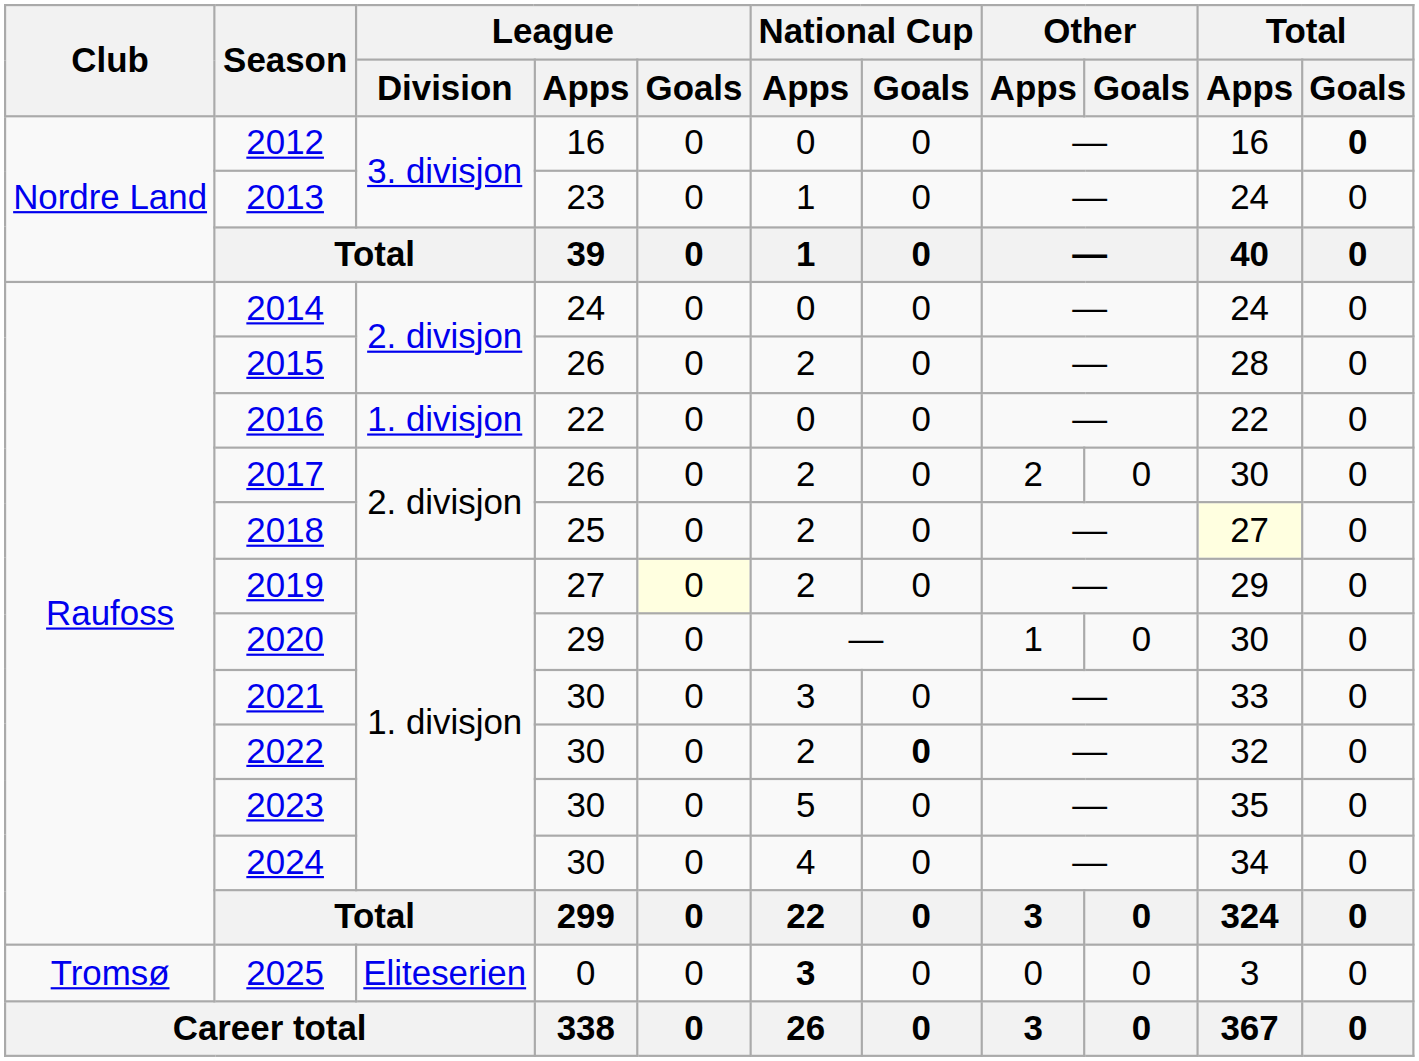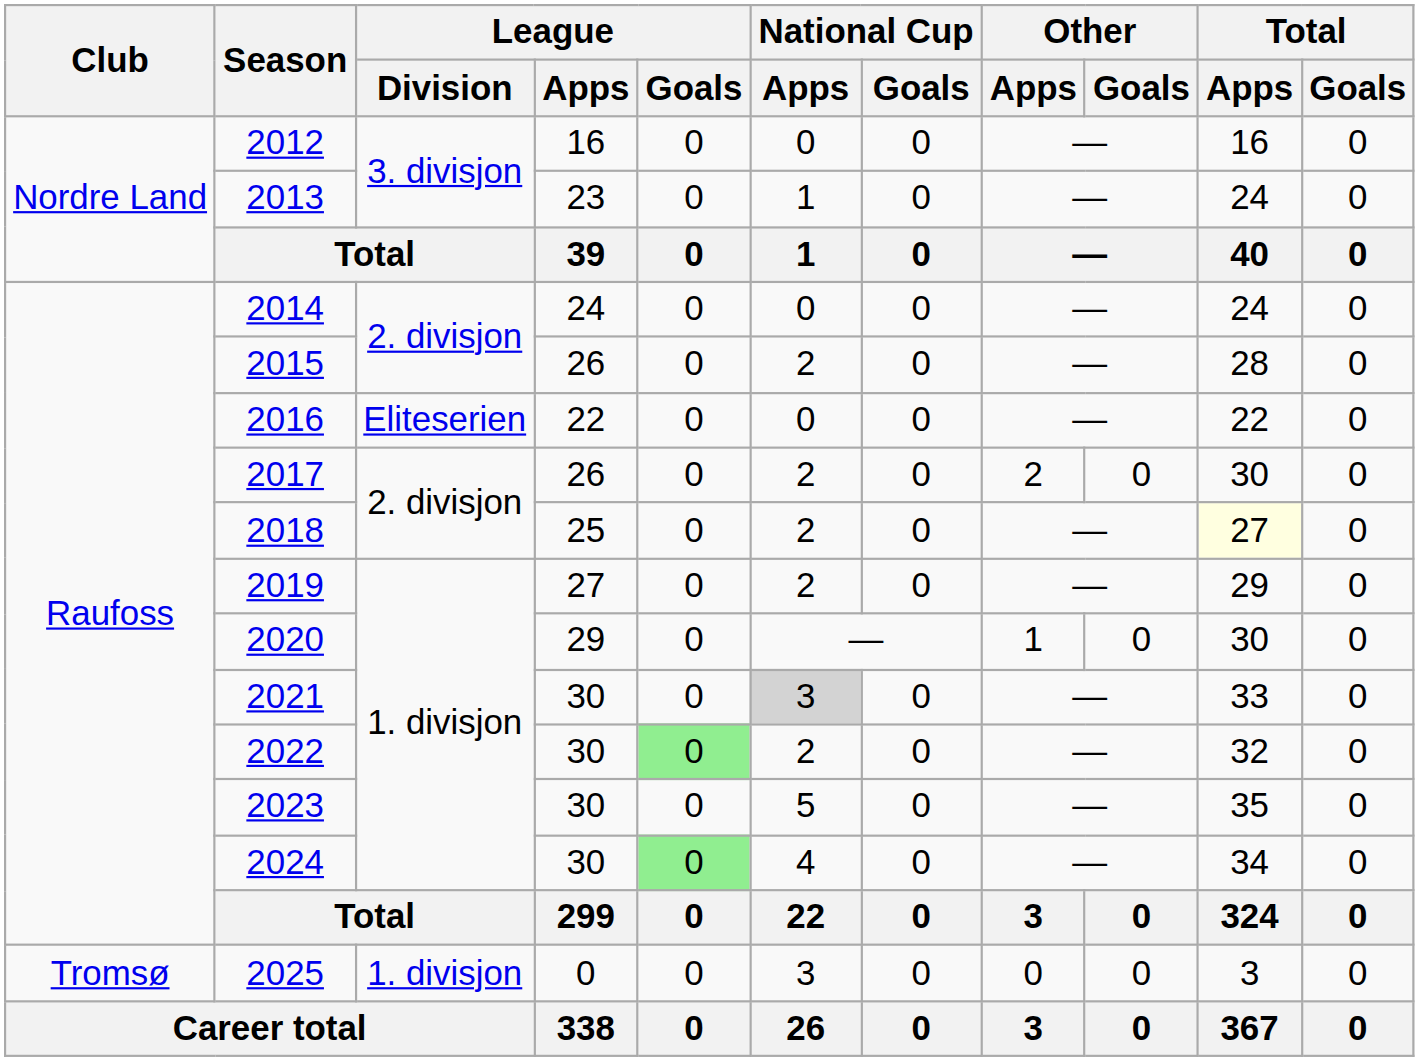(1358, 142) bold -> (1358, 142) normal
(445, 419) 1. divisjon -> (445, 419) Eliteserien
(694, 585) lightyellow background -> (694, 585) no background
(806, 695) no background -> (806, 695) lightgrey background
(694, 751) no background -> (694, 751) lightgreen background
(921, 751) bold -> (921, 751) normal
(694, 861) no background -> (694, 861) lightgreen background
(445, 972) Eliteserien -> (445, 972) 1. divisjon
(806, 972) bold -> (806, 972) normal
